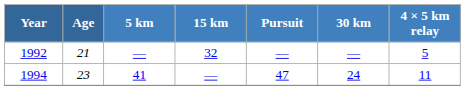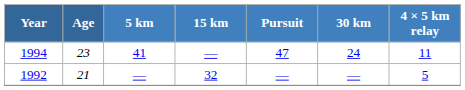rows swapped: (34, 53) <-> (34, 74)
